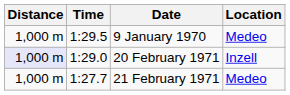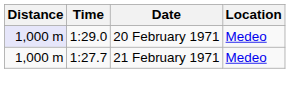- row: (160, 36)
(241, 57) Inzell -> (246, 36) Medeo
